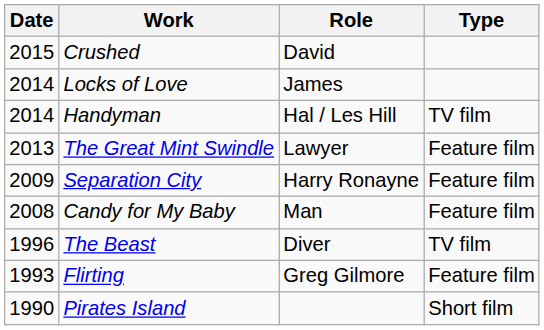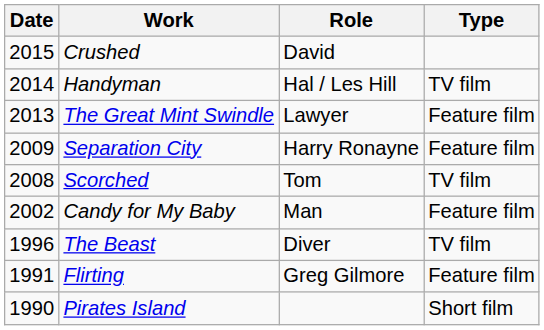- row: (126, 84)
+ row: (106, 180)
(32, 212) 2008 -> (32, 212) 2002
(32, 276) 1993 -> (32, 276) 1991
